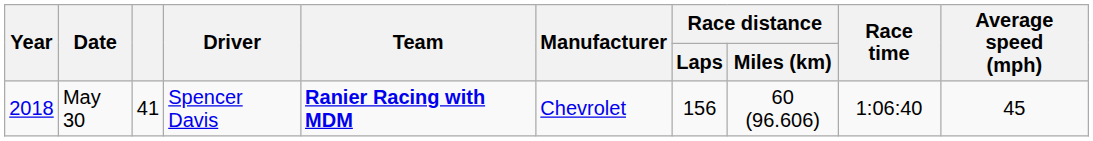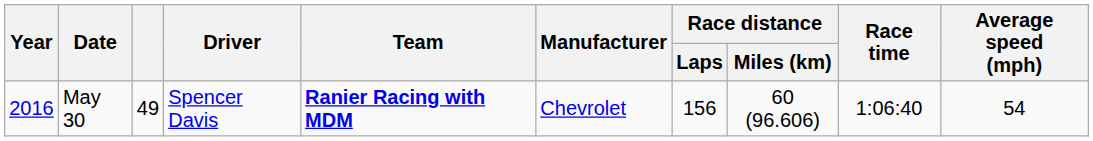(31, 108) 2018 -> (31, 108) 2016
(148, 108) 41 -> (148, 108) 49
(1014, 108) 45 -> (1014, 108) 54
